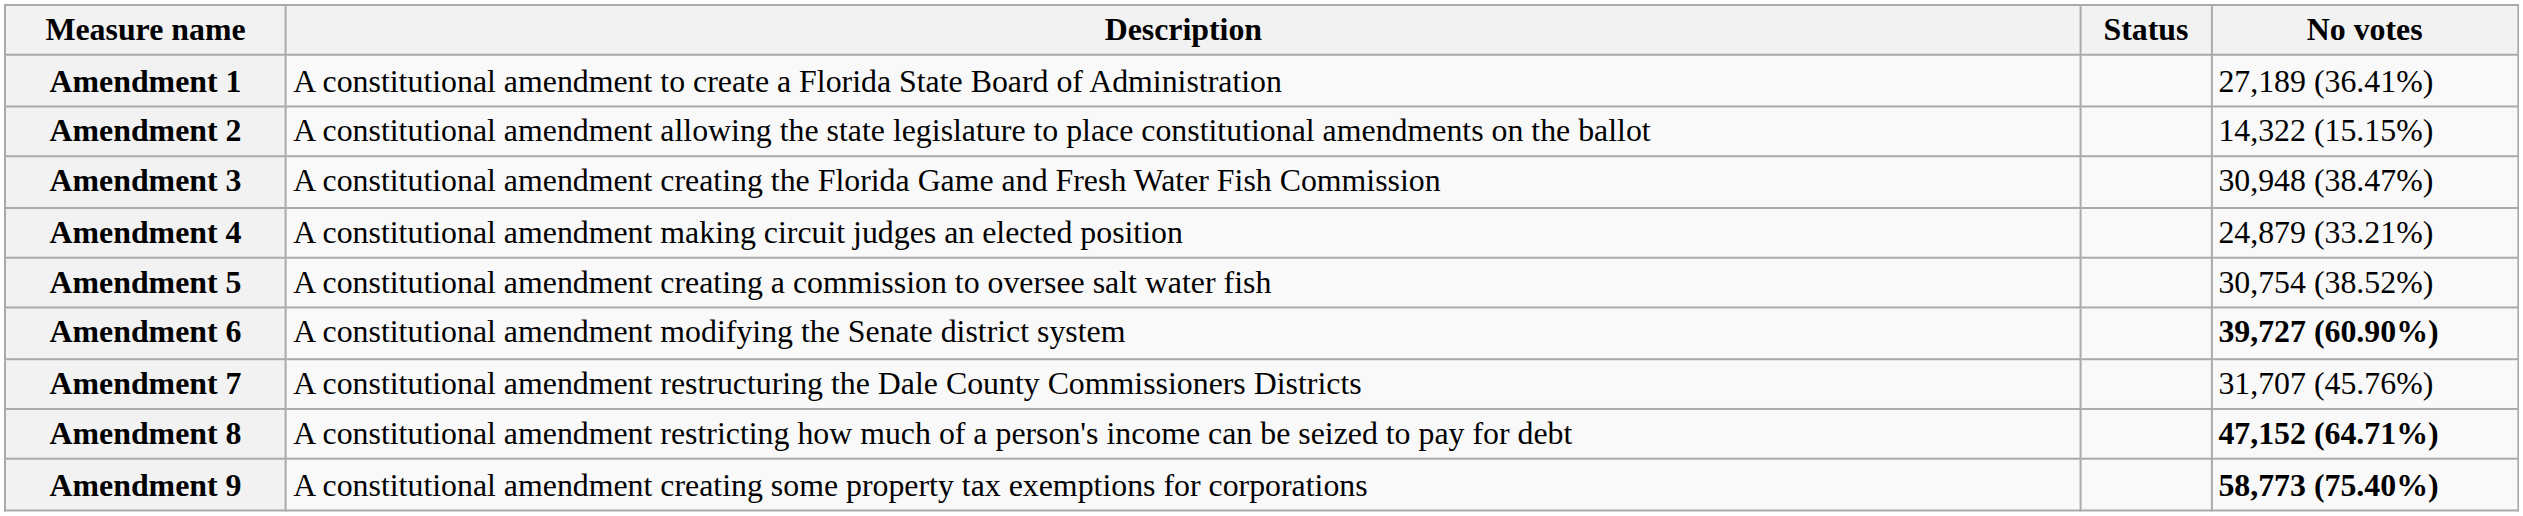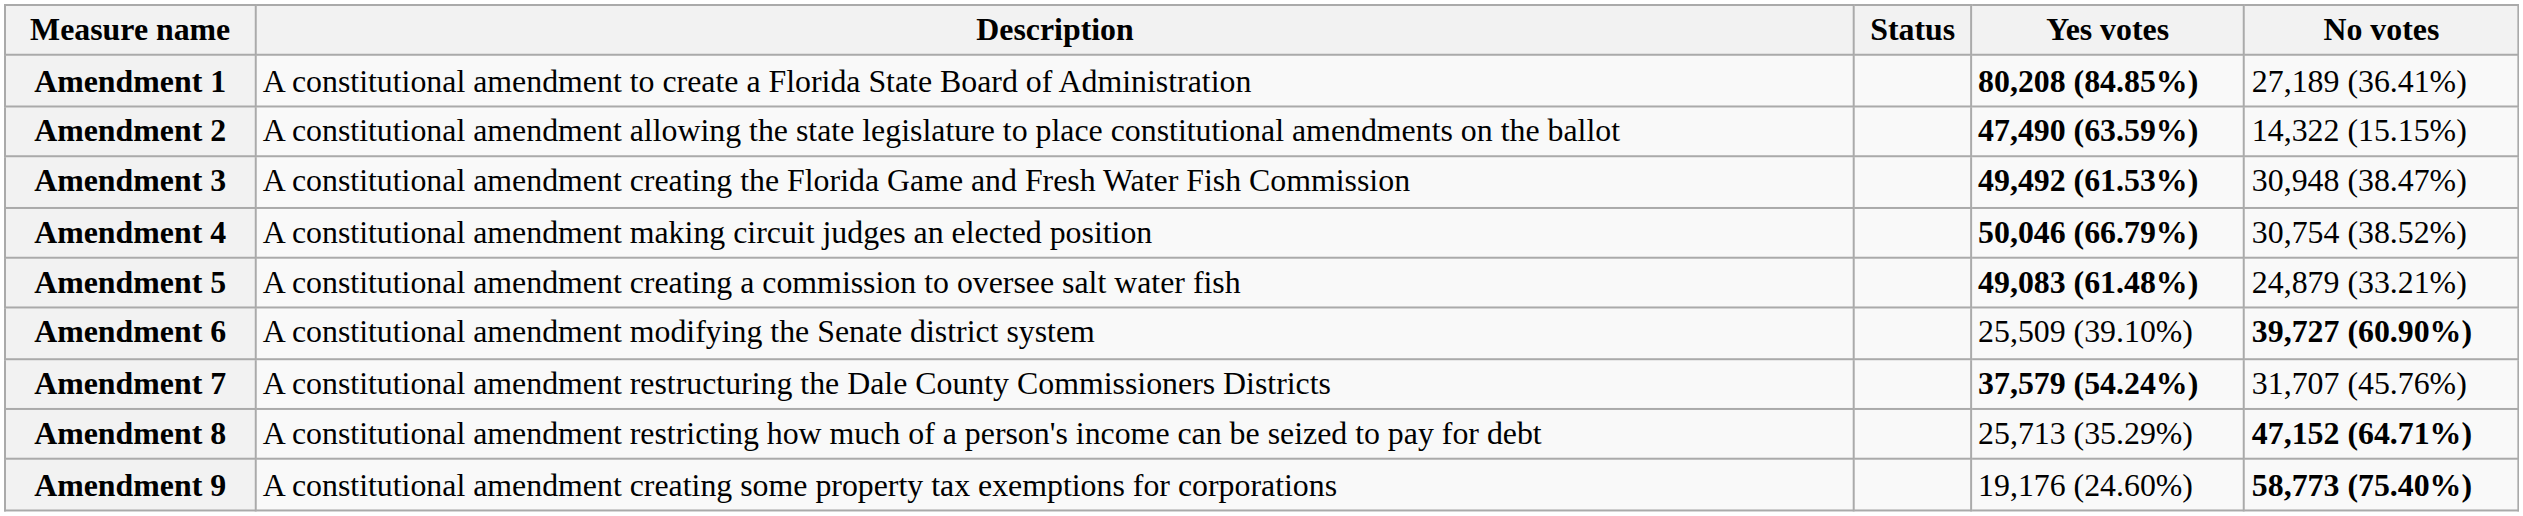+ column: (2108, 29)
(2326, 231) 24,879 (33.21%) -> (2359, 231) 30,754 (38.52%)
(2326, 282) 30,754 (38.52%) -> (2359, 282) 24,879 (33.21%)
